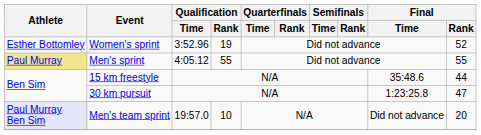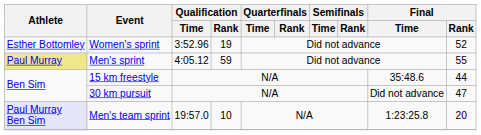(226, 61) 55 -> (226, 61) 59
(407, 93) 1:23:25.8 -> (407, 93) Did not advance
(407, 115) Did not advance -> (407, 115) 1:23:25.8
